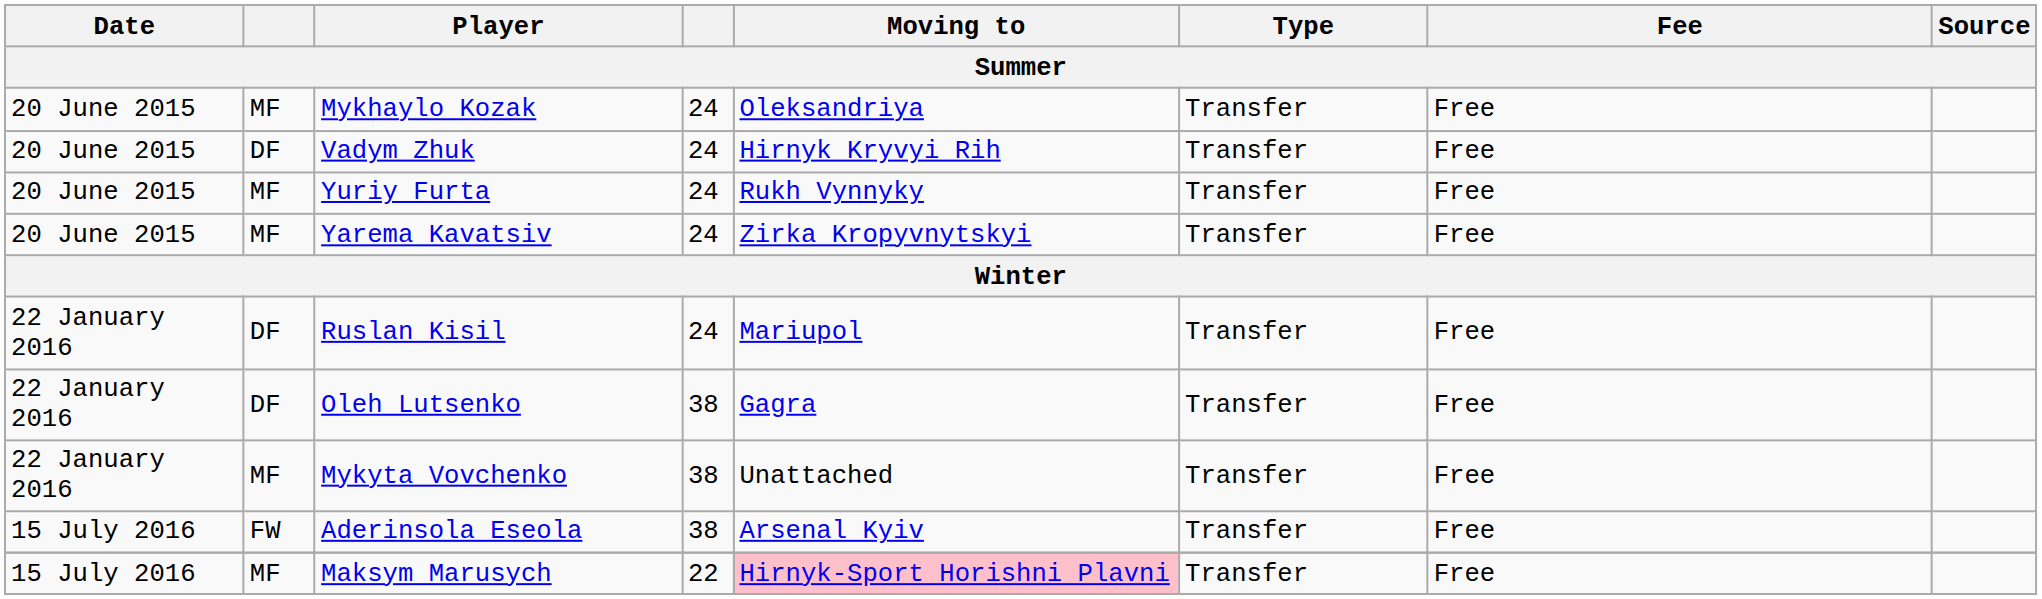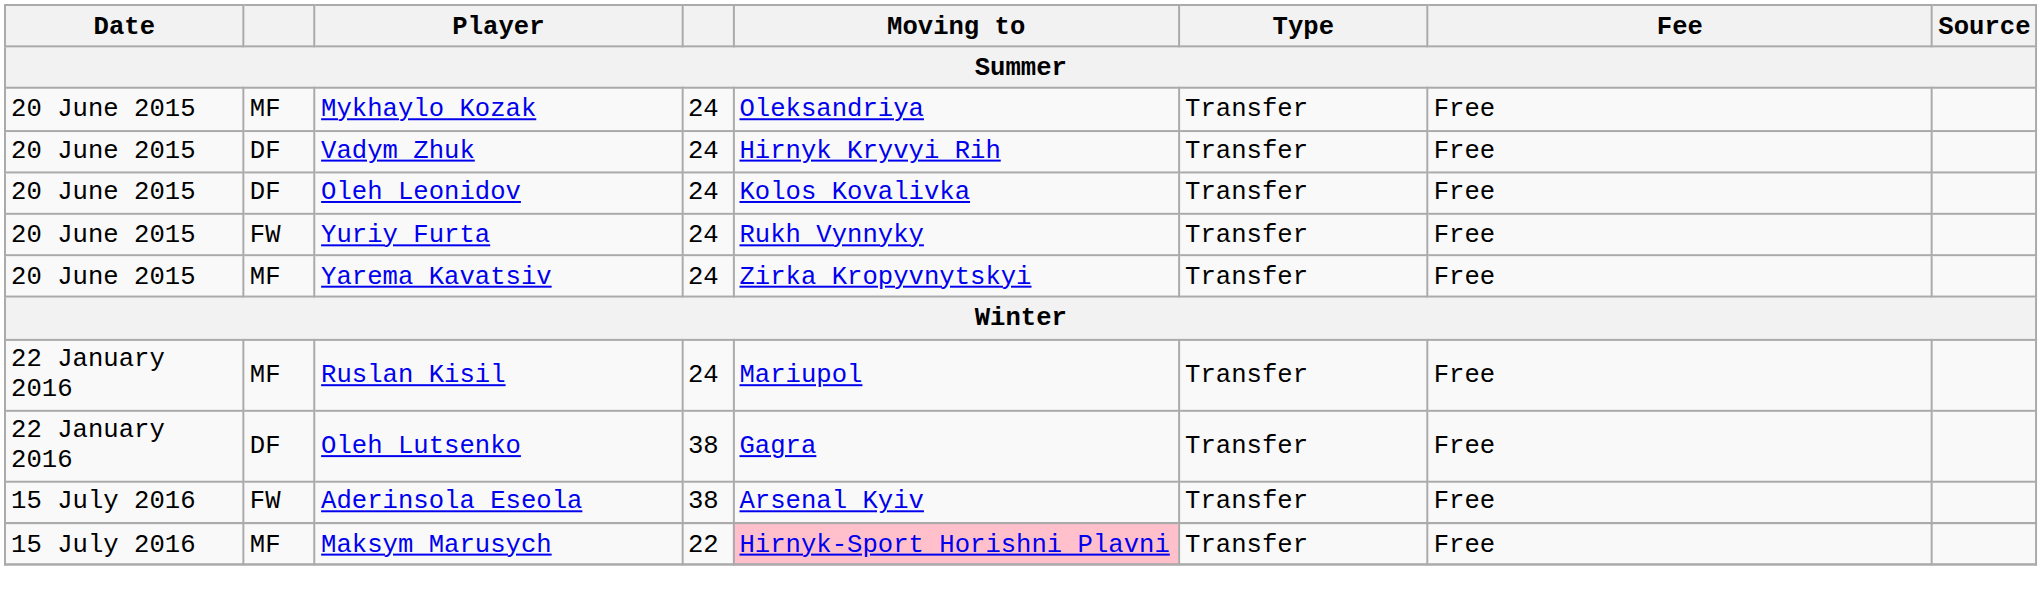+ row: (421, 193)
(265, 193) MF -> (265, 235) FW
(265, 333) DF -> (265, 375) MF
- row: (444, 475)
